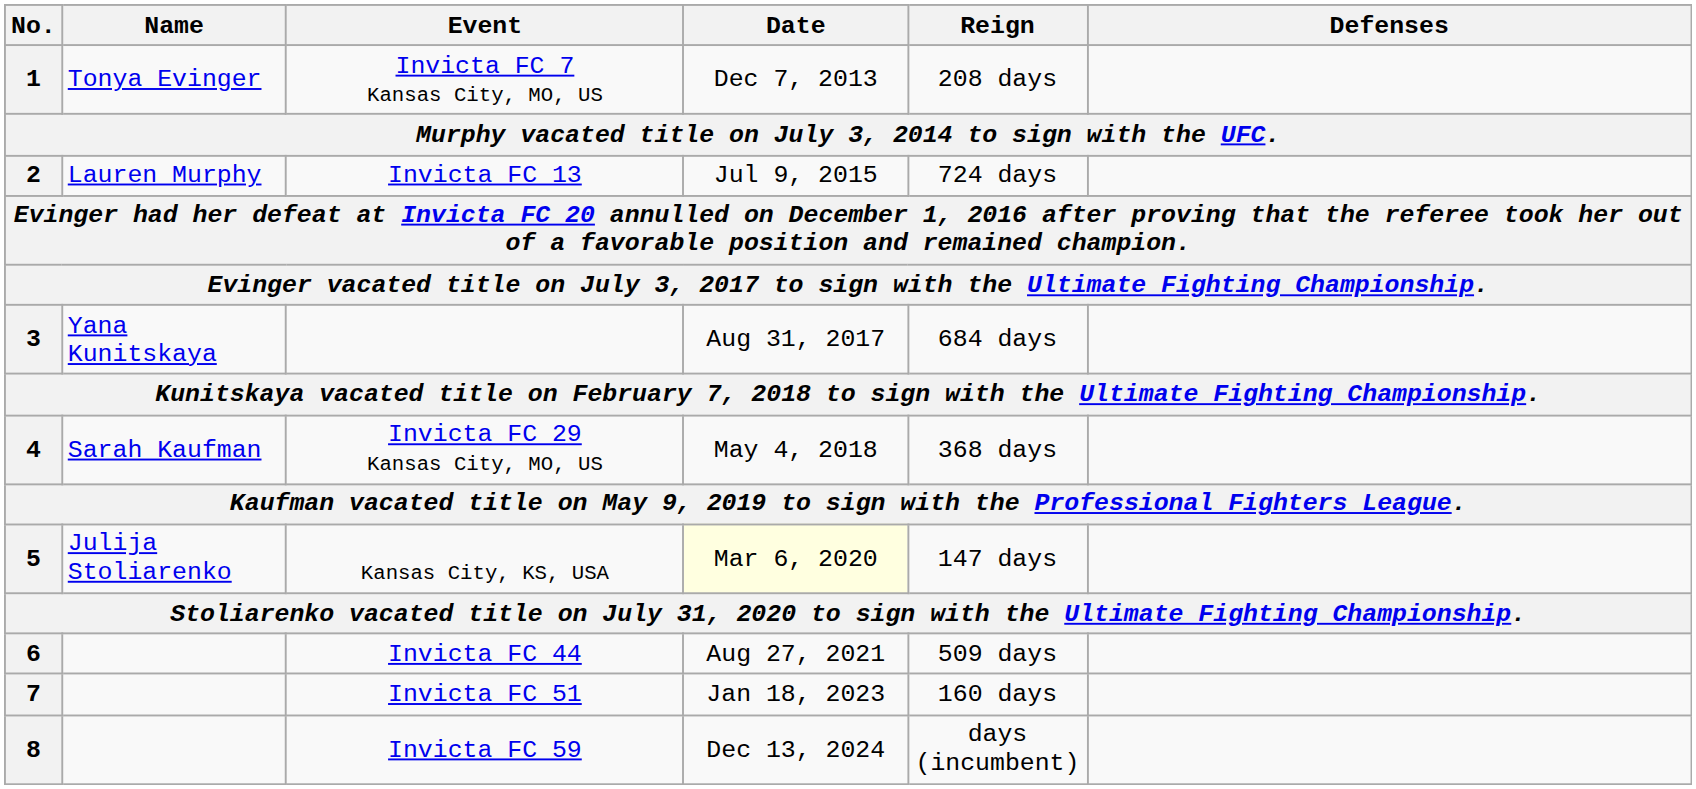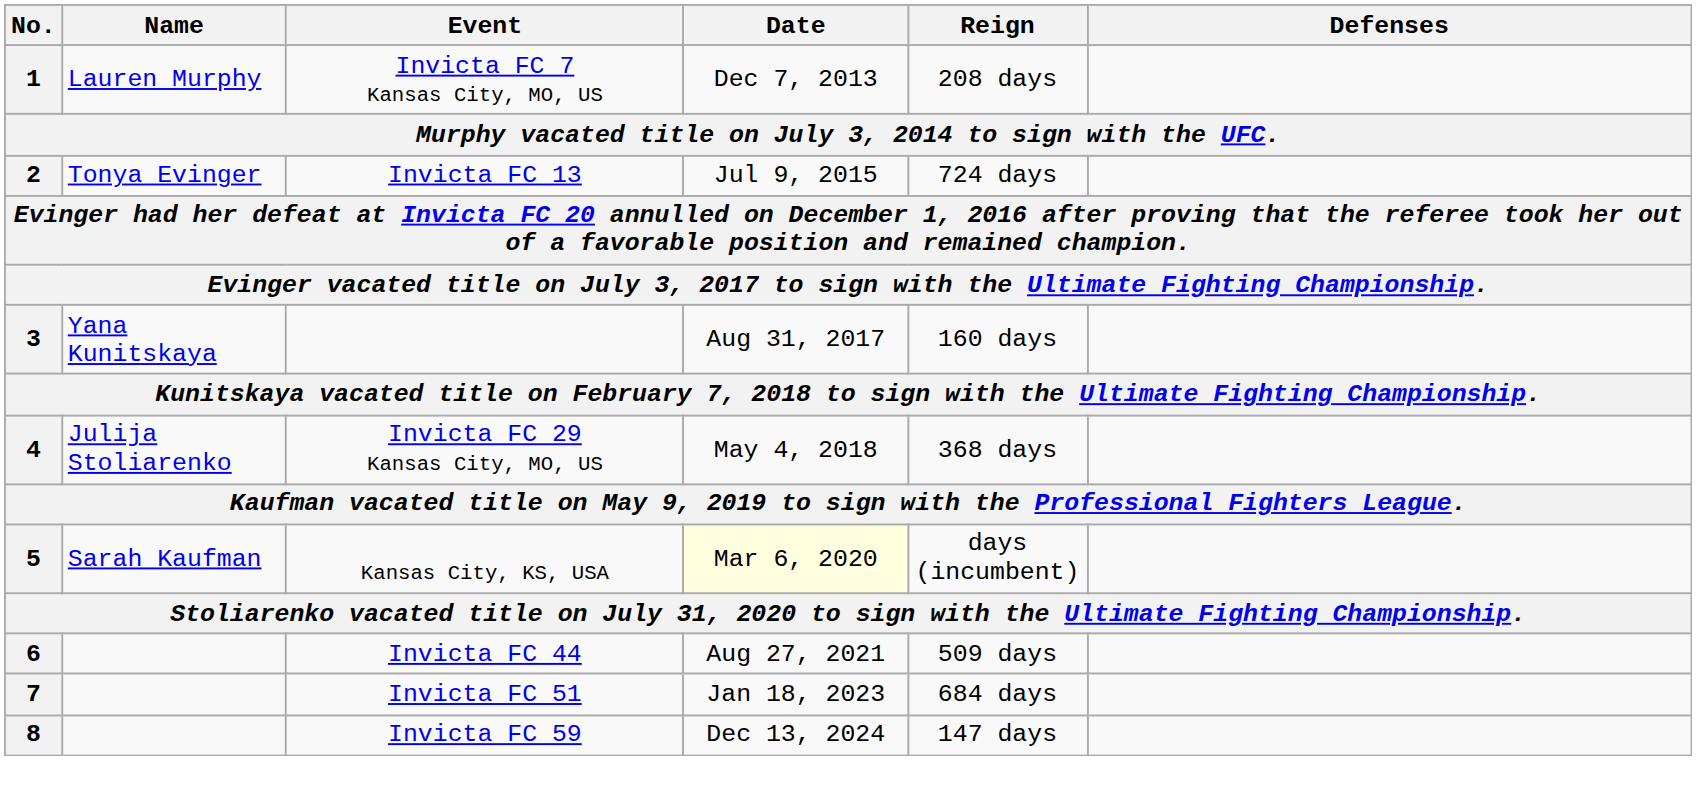(165, 80) Tonya Evinger -> (165, 80) Lauren Murphy
(165, 175) Lauren Murphy -> (165, 175) Tonya Evinger
(997, 340) 684 days -> (997, 340) 160 days
(165, 449) Sarah Kaufman -> (150, 449) Julija Stoliarenko
(150, 559) Julija Stoliarenko -> (165, 559) Sarah Kaufman
(997, 559) 147 days -> (997, 559) days (incumbent)
(997, 695) 160 days -> (997, 695) 684 days
(997, 749) days (incumbent) -> (997, 735) 147 days
